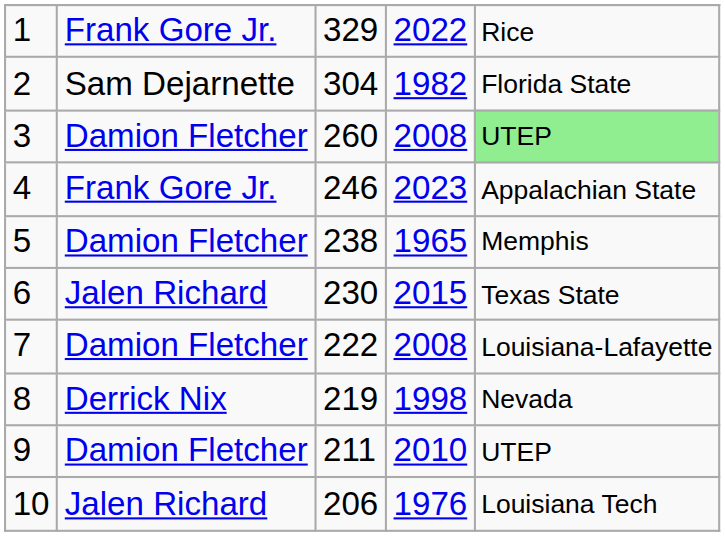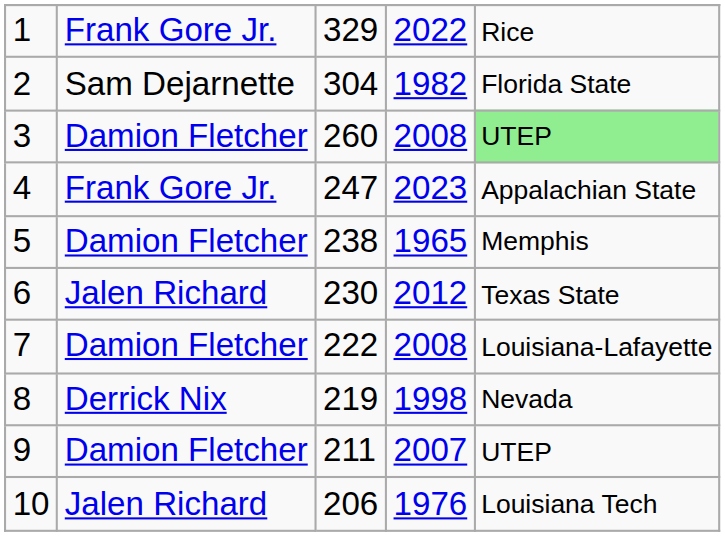(351, 188) 246 -> (351, 188) 247
(430, 293) 2015 -> (430, 293) 2012
(430, 450) 2010 -> (430, 450) 2007
